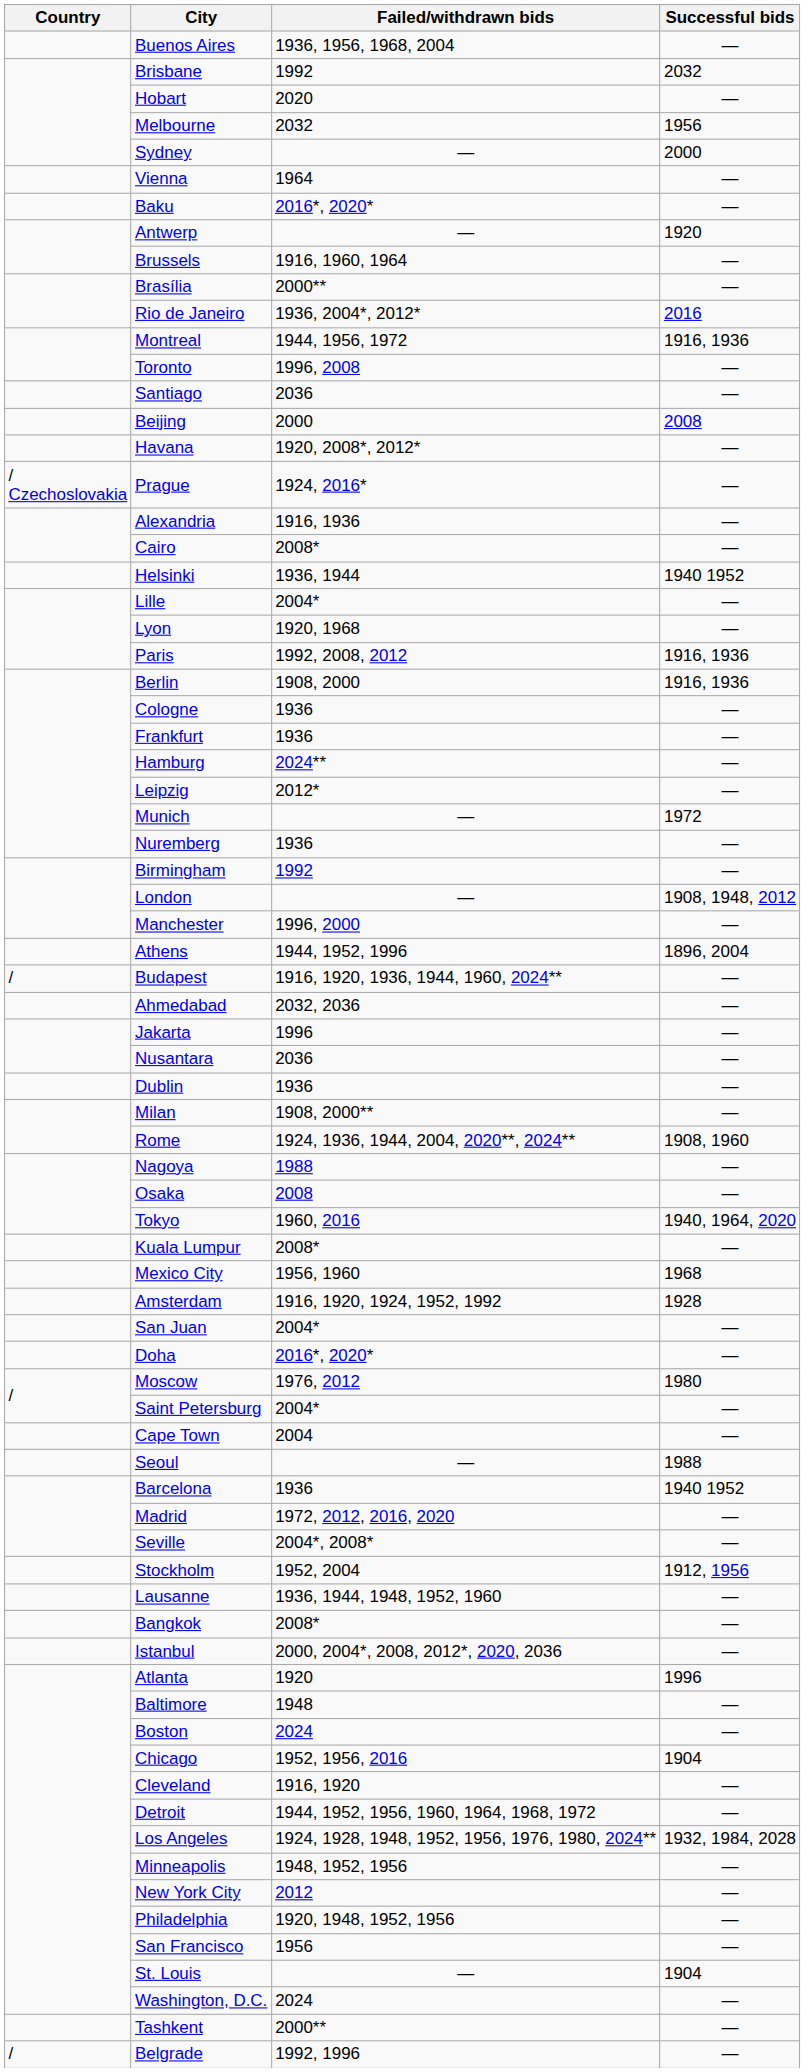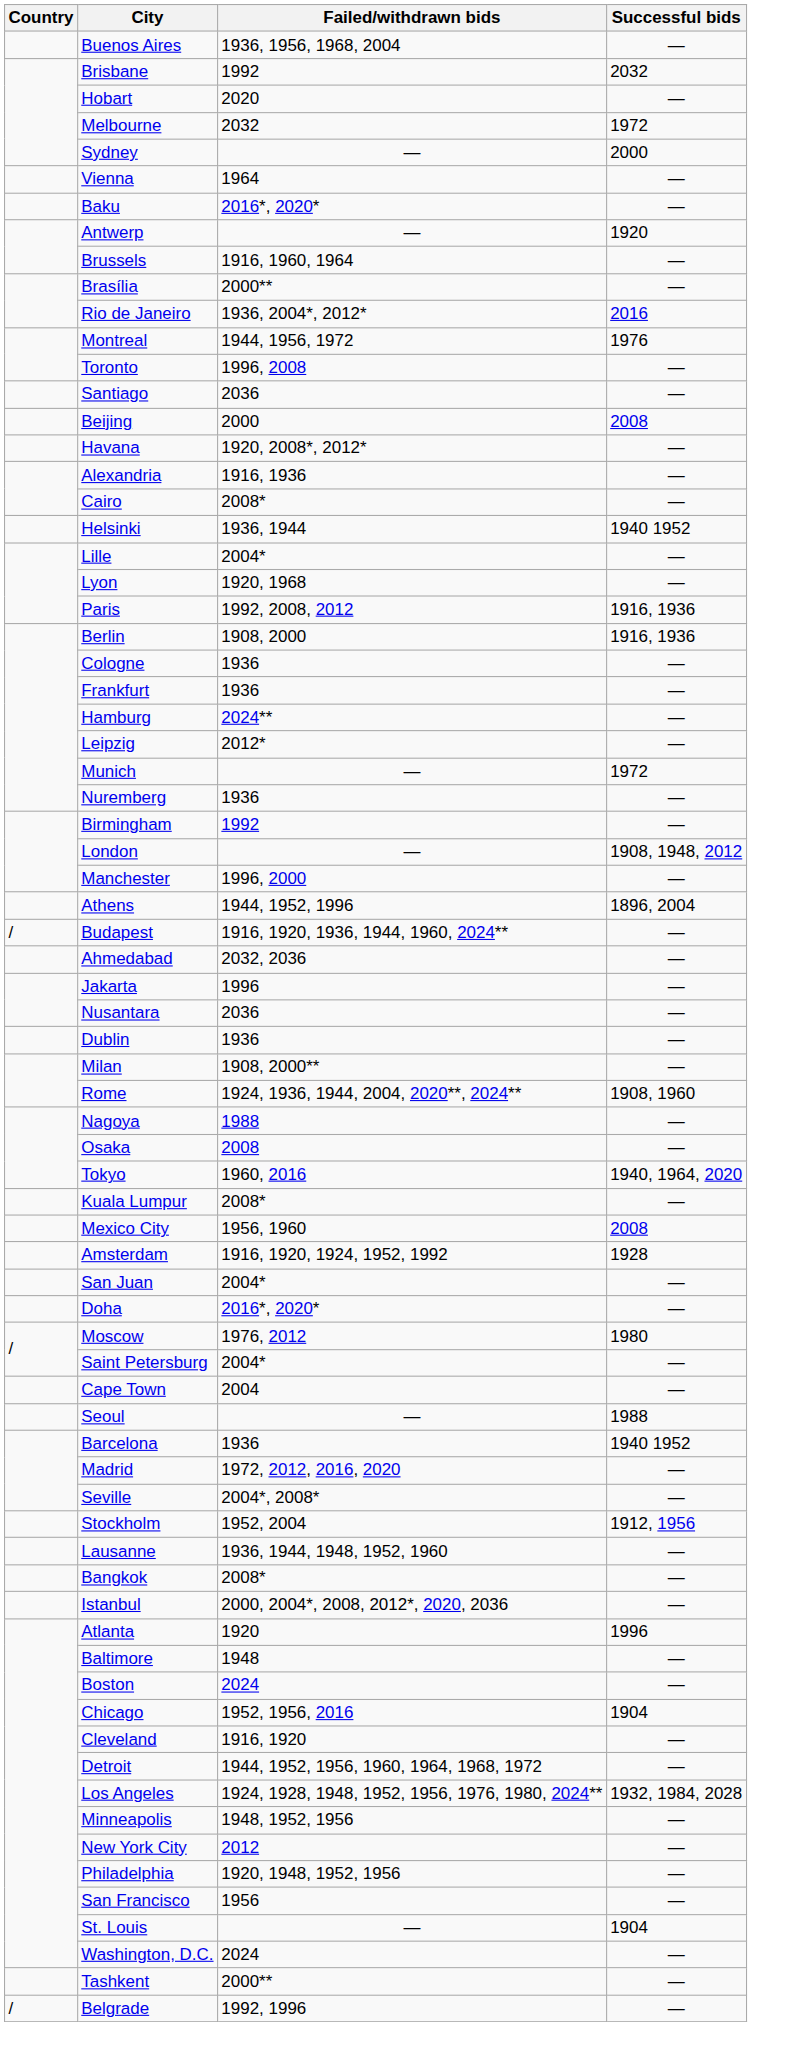(683, 125) 1956 -> (629, 125) 1972
(706, 340) 1916, 1936 -> (629, 340) 1976
- row: (162, 484)
(683, 1274) 1968 -> (629, 1228) 2008
